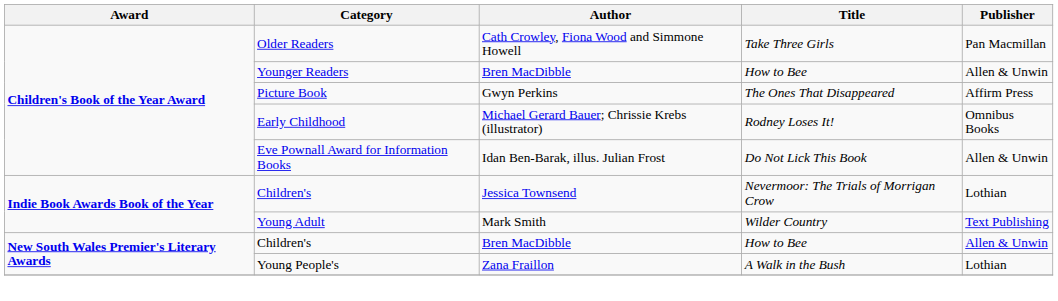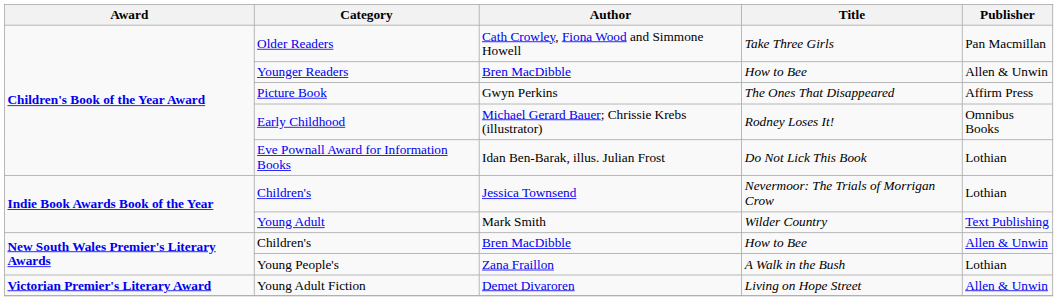(1007, 157) Allen & Unwin -> (986, 157) Lothian
+ row: (311, 285)
